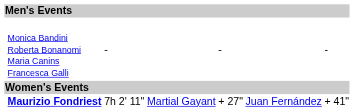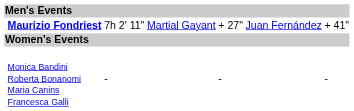rows swapped: (55, 102) <-> (44, 55)
